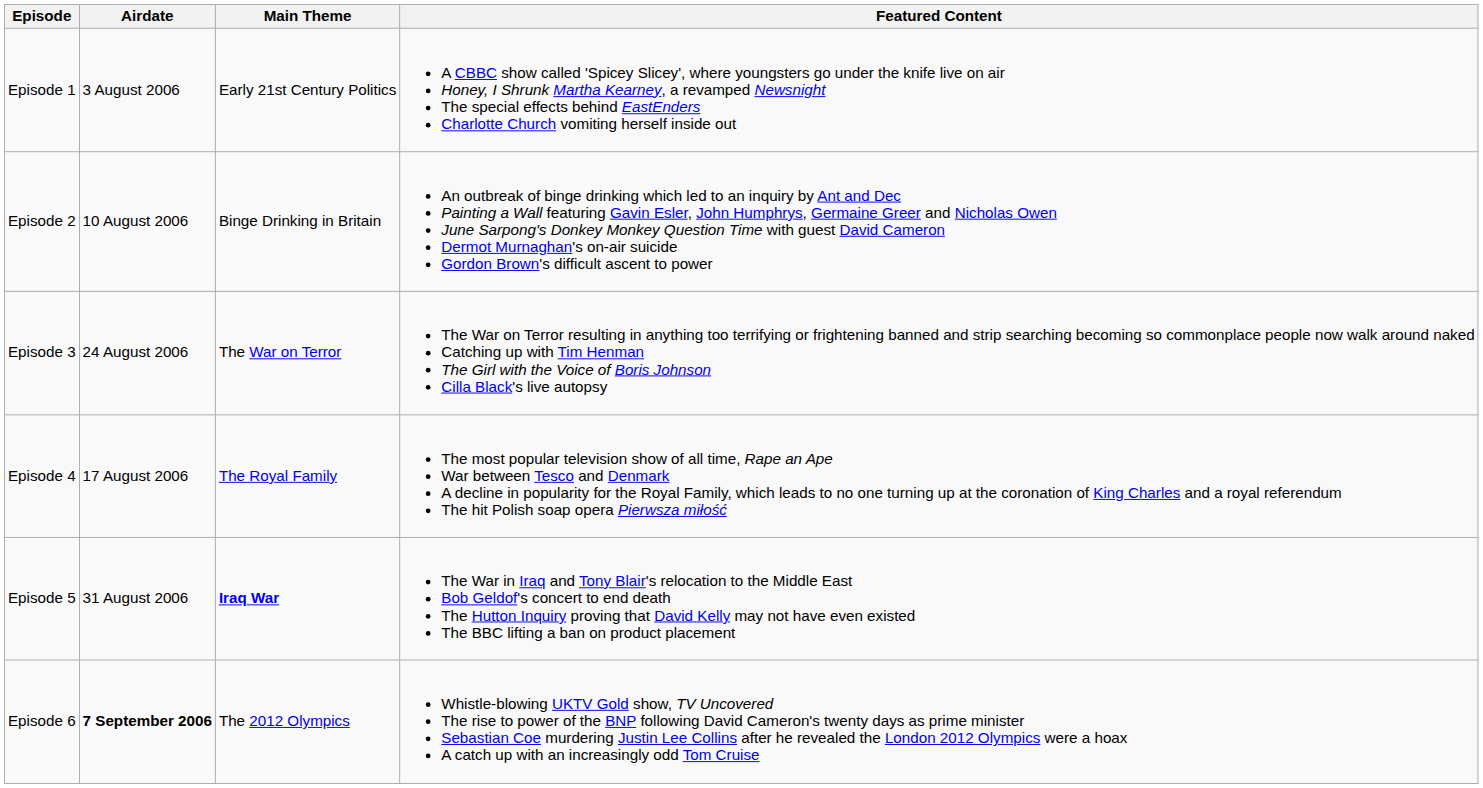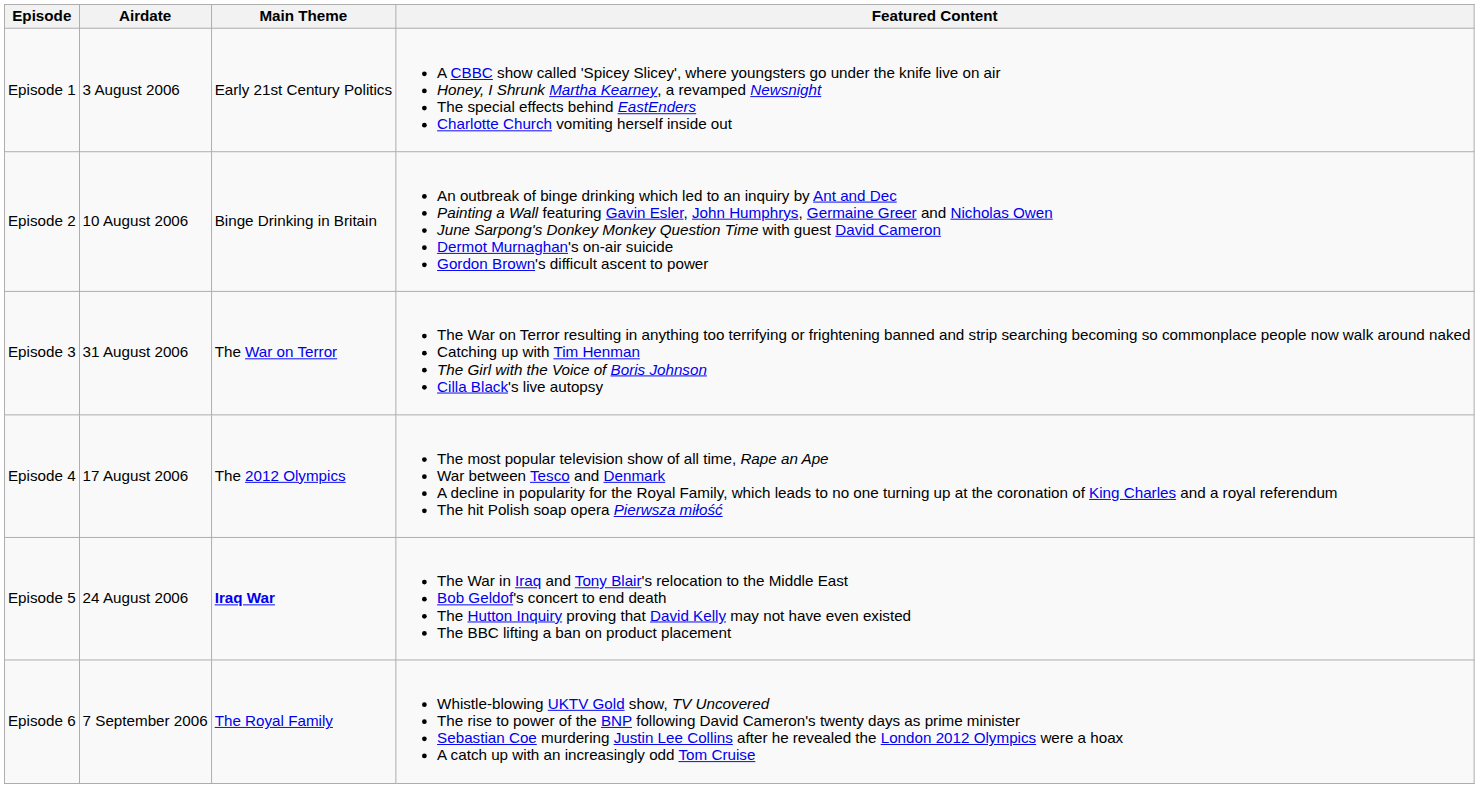(135, 352) 24 August 2006 -> (135, 352) 31 August 2006
(278, 475) The Royal Family -> (280, 475) The 2012 Olympics
(135, 598) 31 August 2006 -> (135, 598) 24 August 2006
(147, 721) bold -> (145, 721) normal
(284, 721) The 2012 Olympics -> (274, 721) The Royal Family
